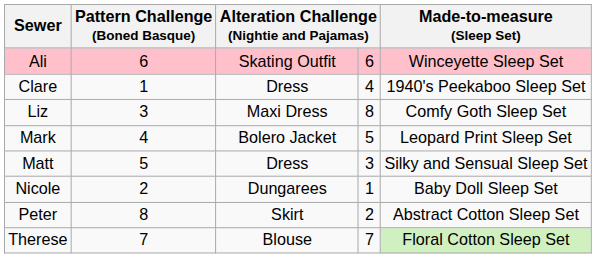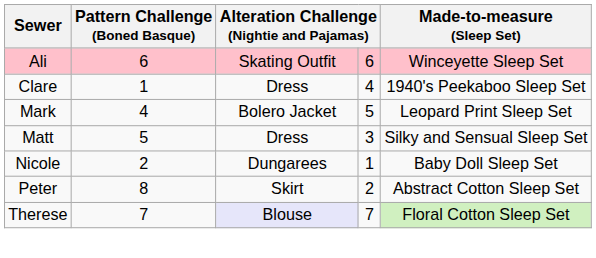- row: (38, 112)
(287, 240) no background -> (287, 214) lavender background
